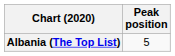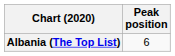(146, 42) 5 -> (146, 42) 6
